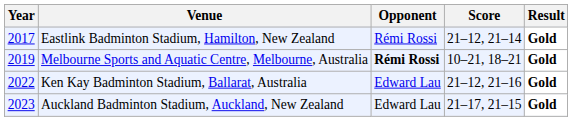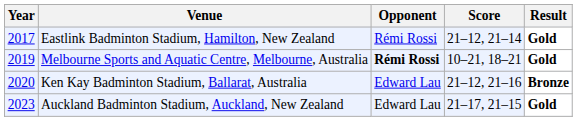(21, 83) 2022 -> (21, 83) 2020
(542, 83) Gold -> (548, 83) Bronze
